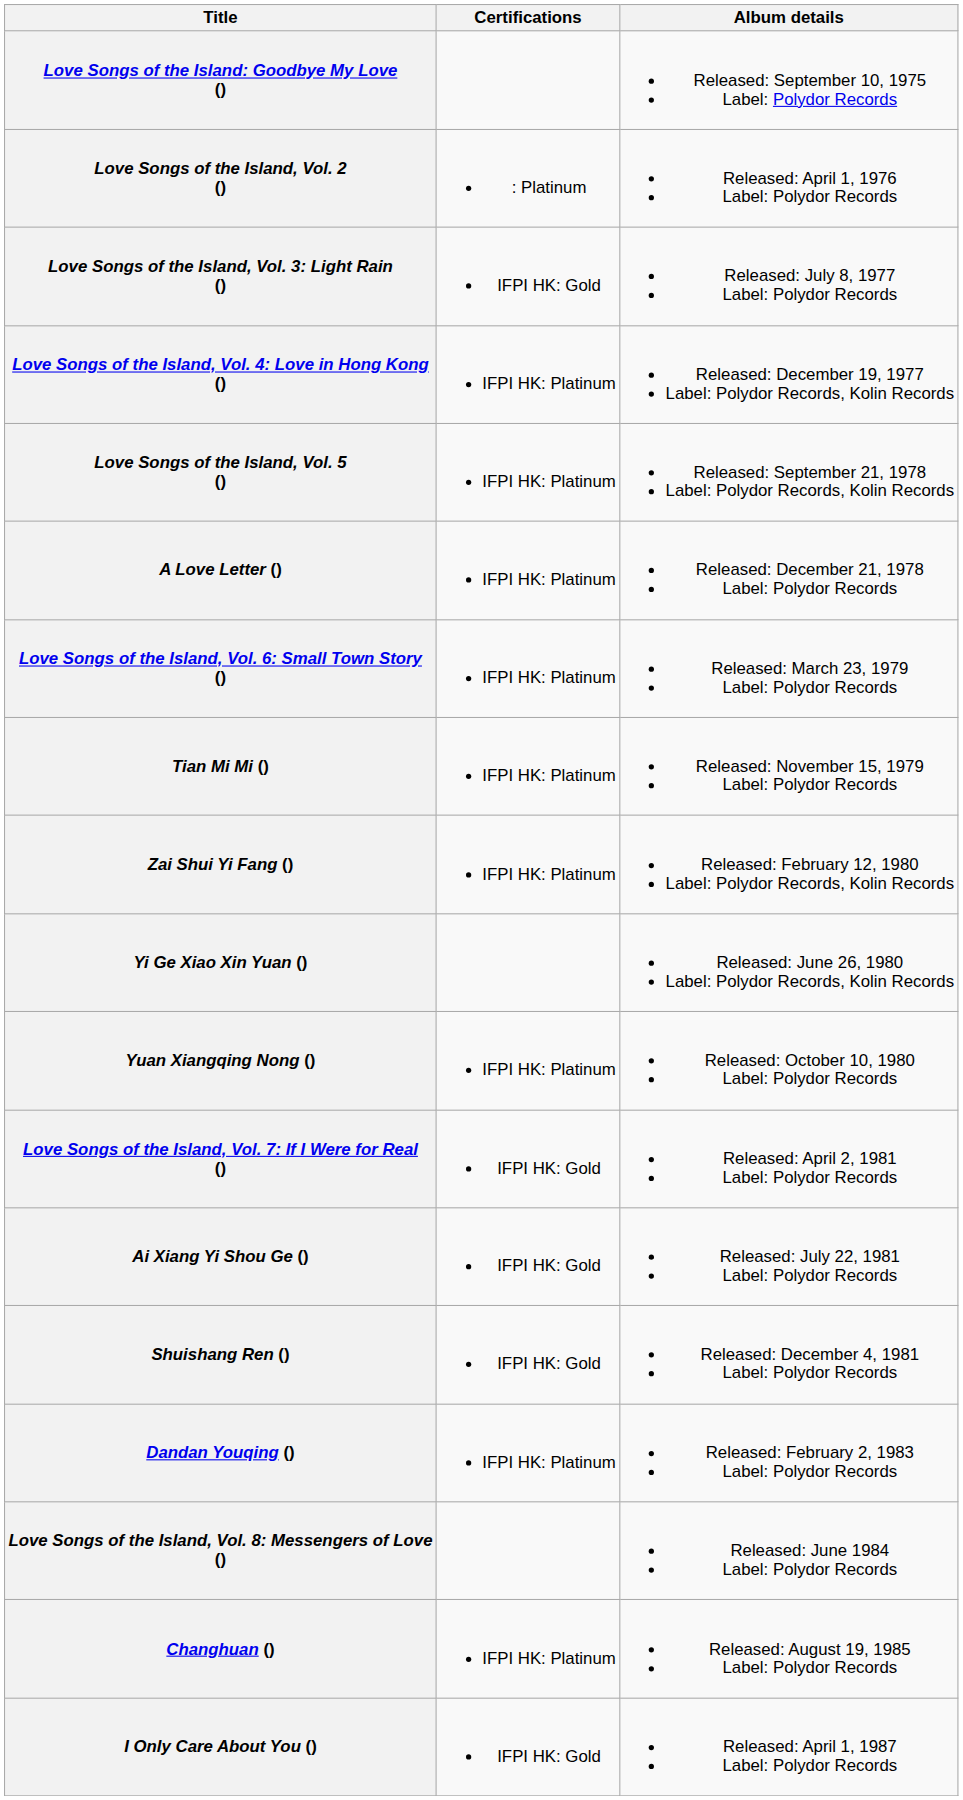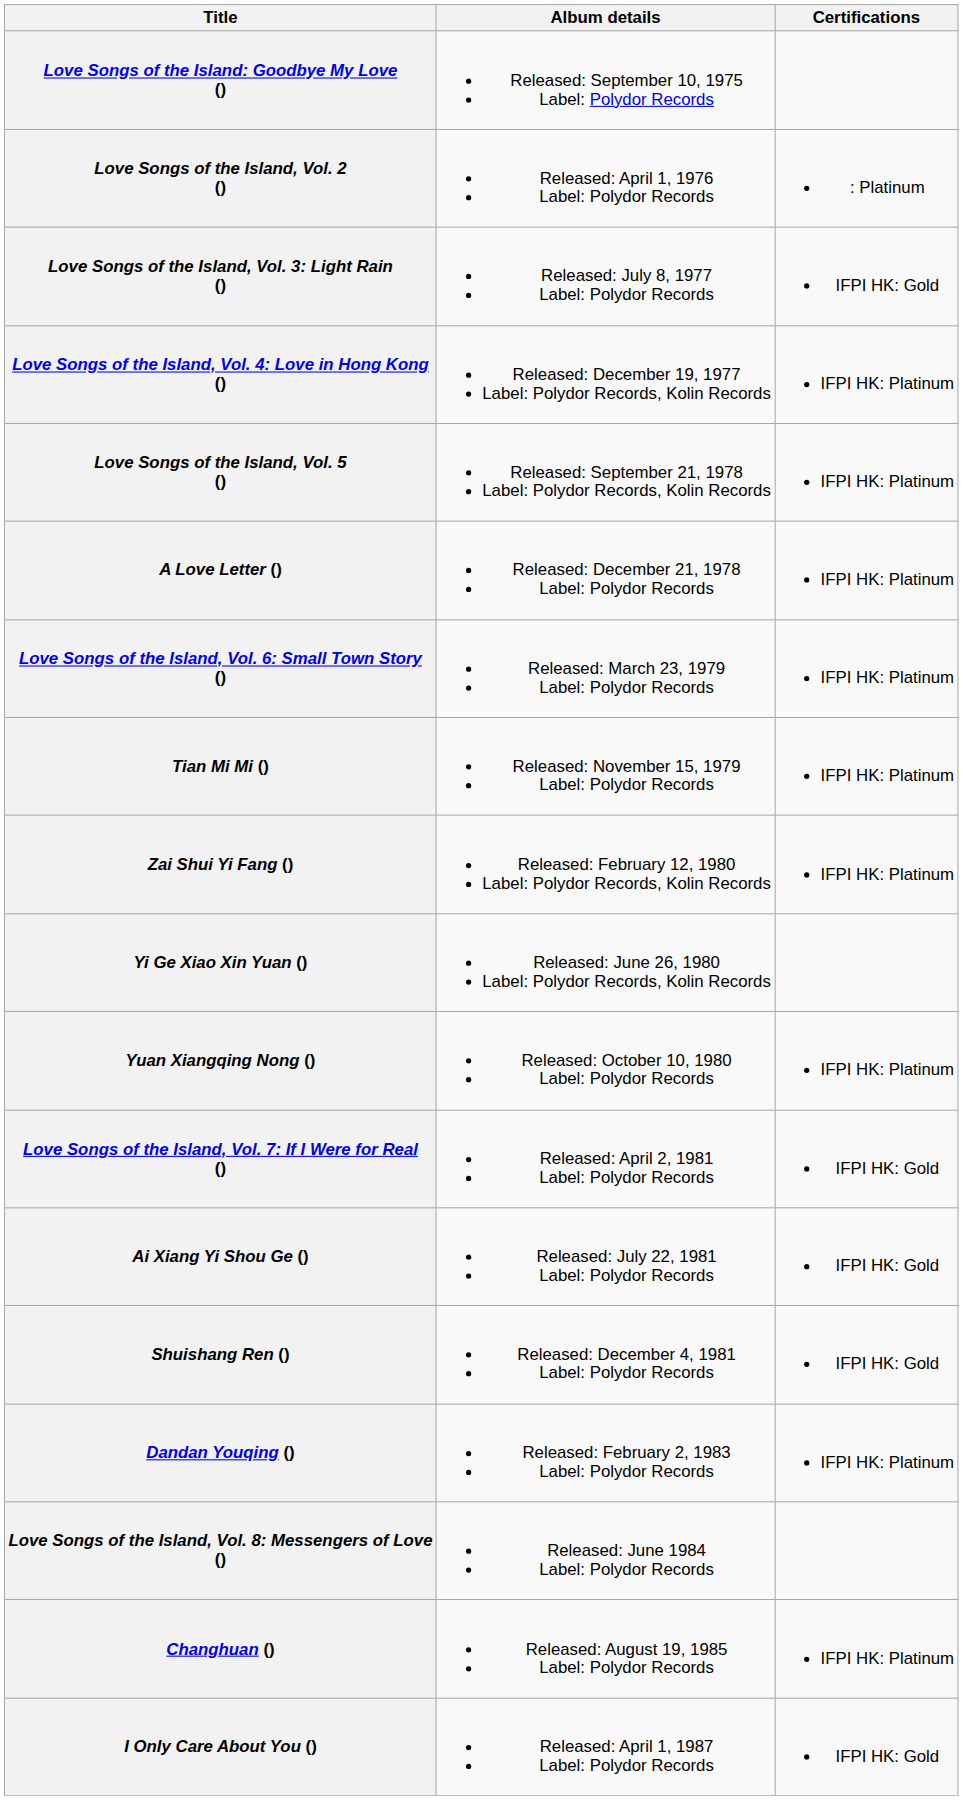columns swapped: (789, 17) <-> (528, 17)
